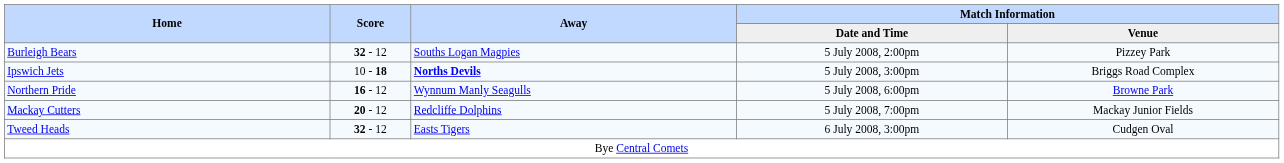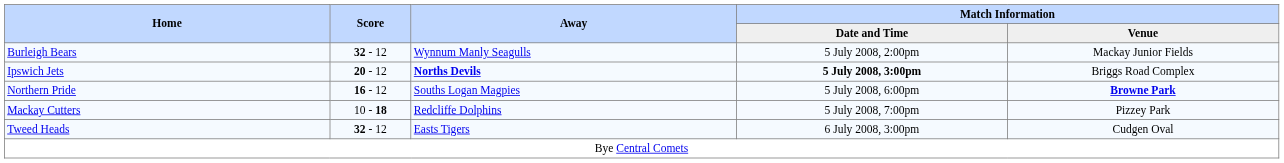(467, 52) Souths Logan Magpies -> (472, 52) Wynnum Manly Seagulls
(1143, 52) Pizzey Park -> (1143, 52) Mackay Junior Fields
(370, 71) 10 - 18 -> (370, 71) 20 - 12
(872, 71) normal -> (872, 71) bold
(472, 90) Wynnum Manly Seagulls -> (467, 90) Souths Logan Magpies
(1143, 90) normal -> (1143, 90) bold
(370, 110) 20 - 12 -> (370, 110) 10 - 18
(1143, 110) Mackay Junior Fields -> (1143, 110) Pizzey Park
